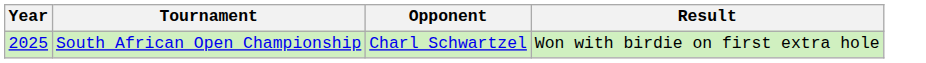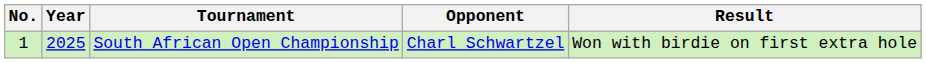+ column: (23, 18)
